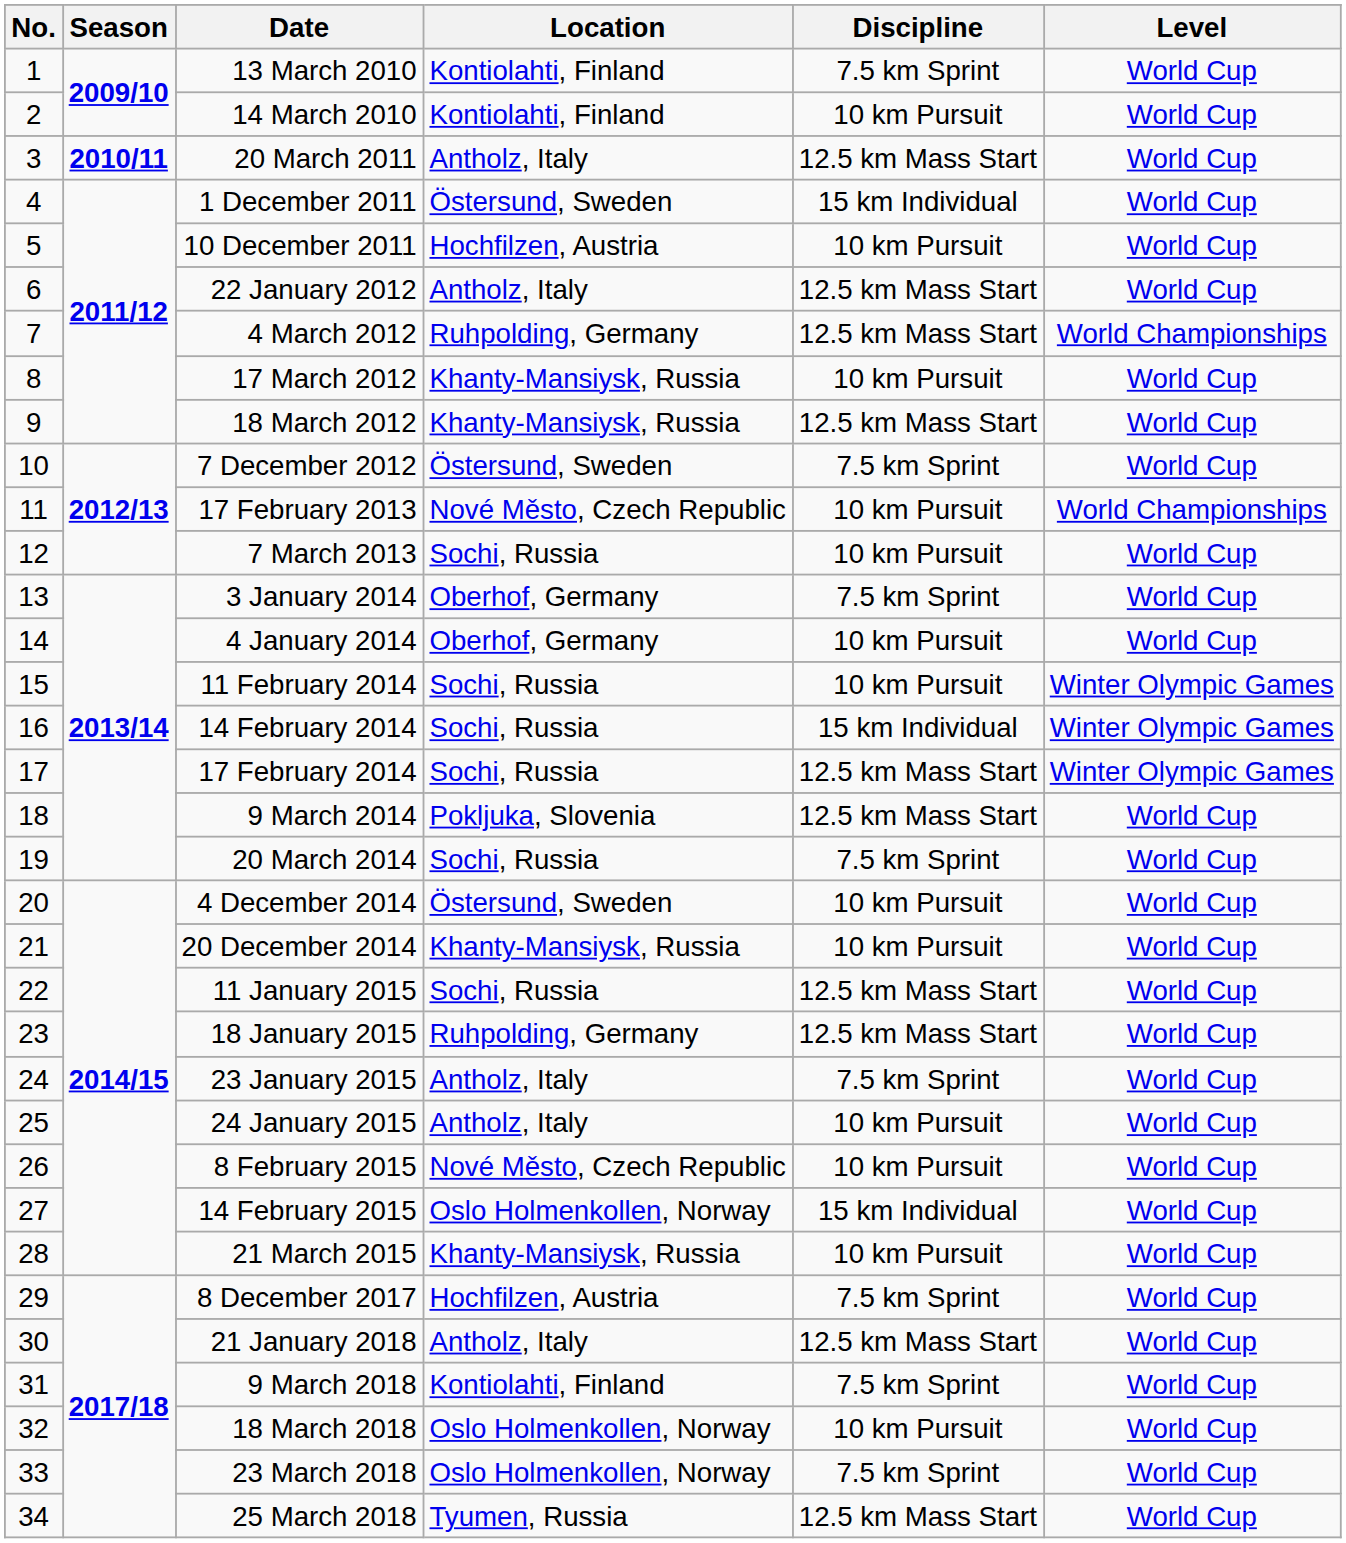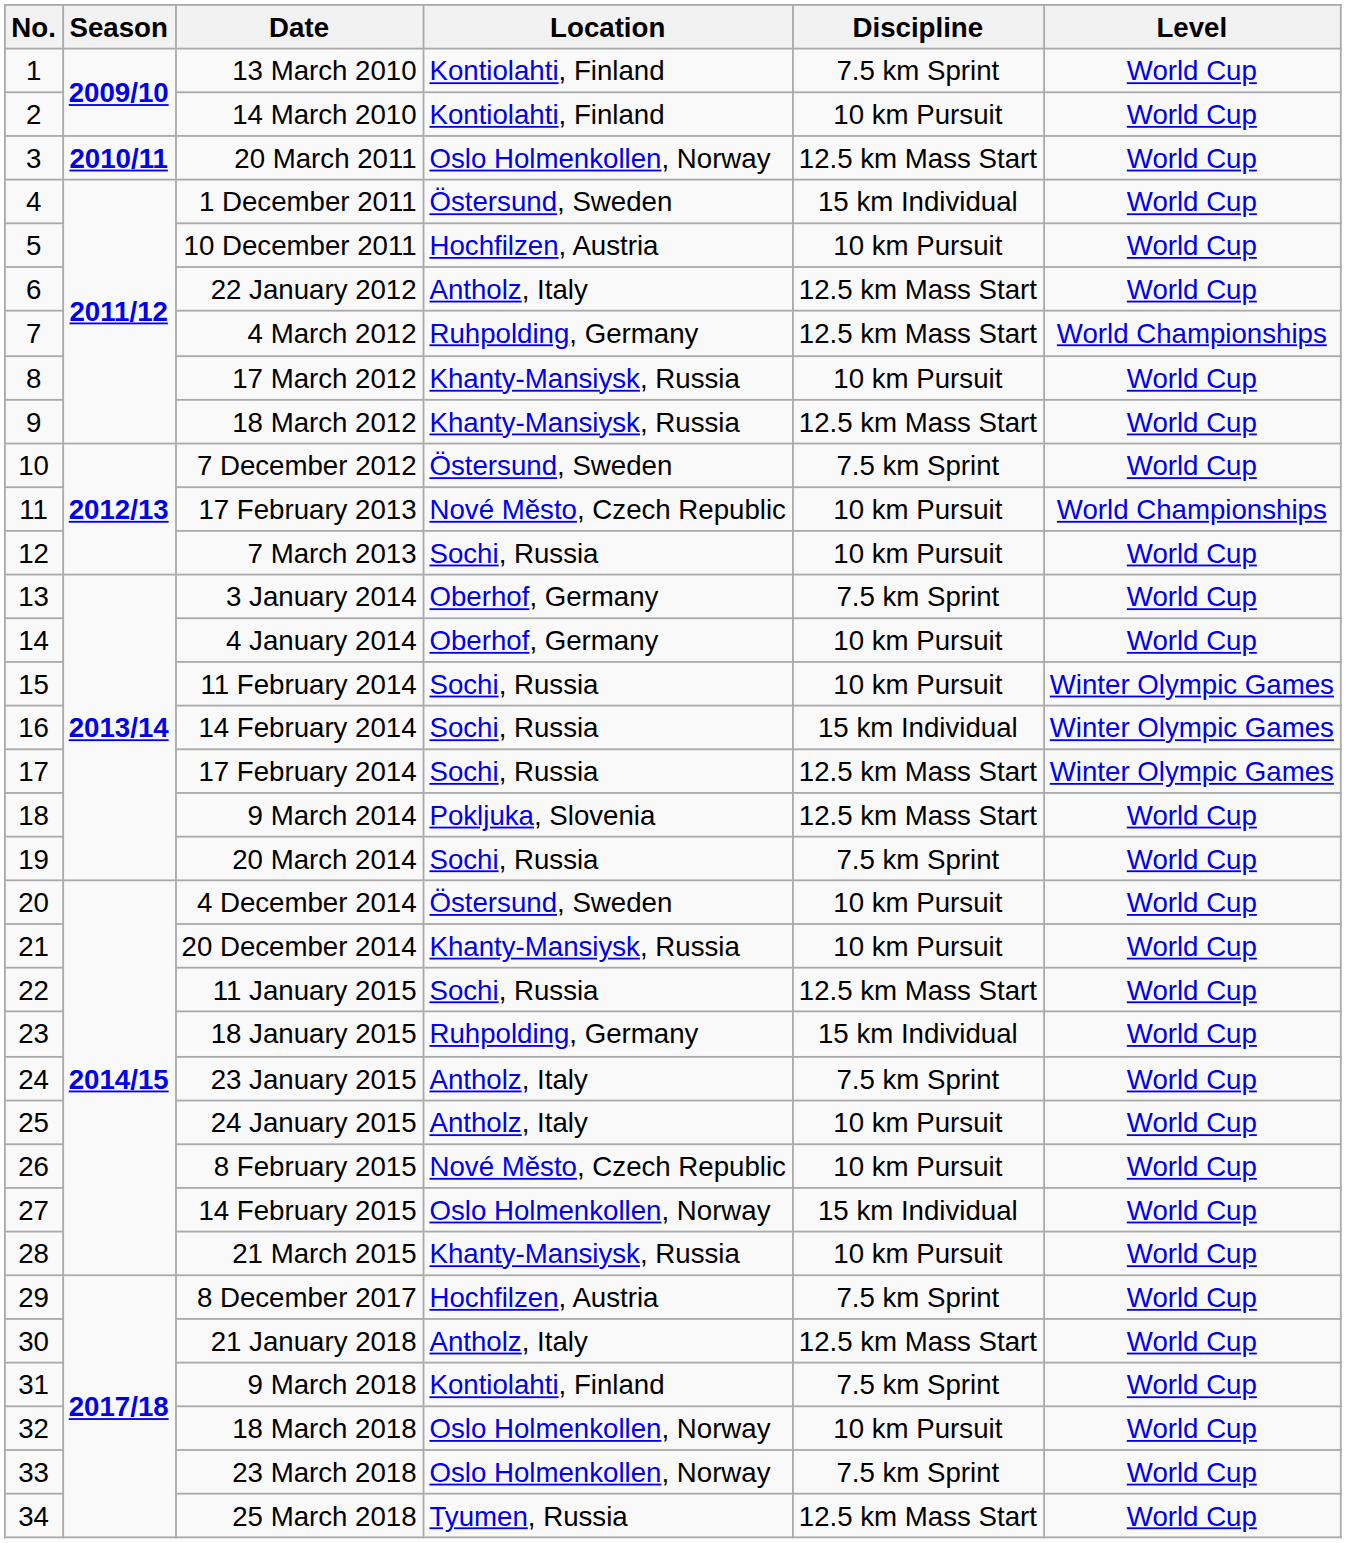(509, 158) Antholz, Italy -> (600, 158) Oslo Holmenkollen, Norway
(918, 1034) 12.5 km Mass Start -> (918, 1034) 15 km Individual
